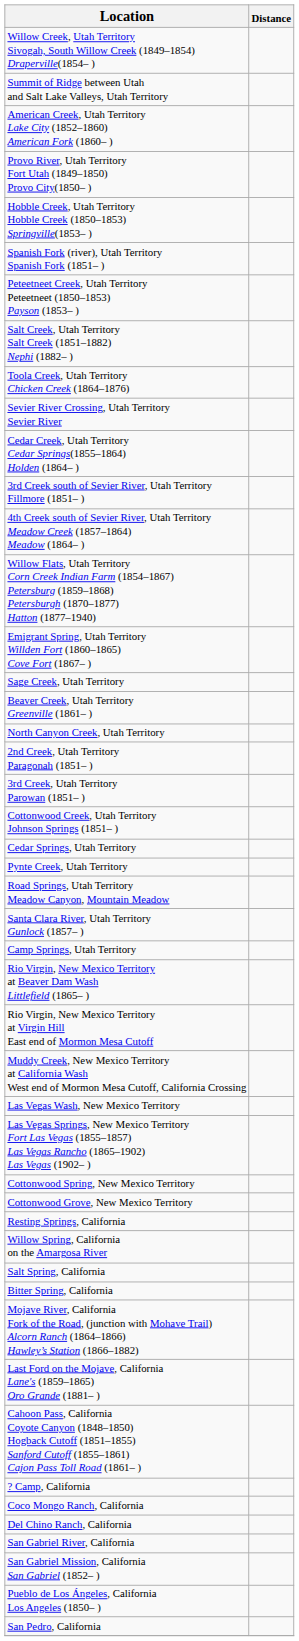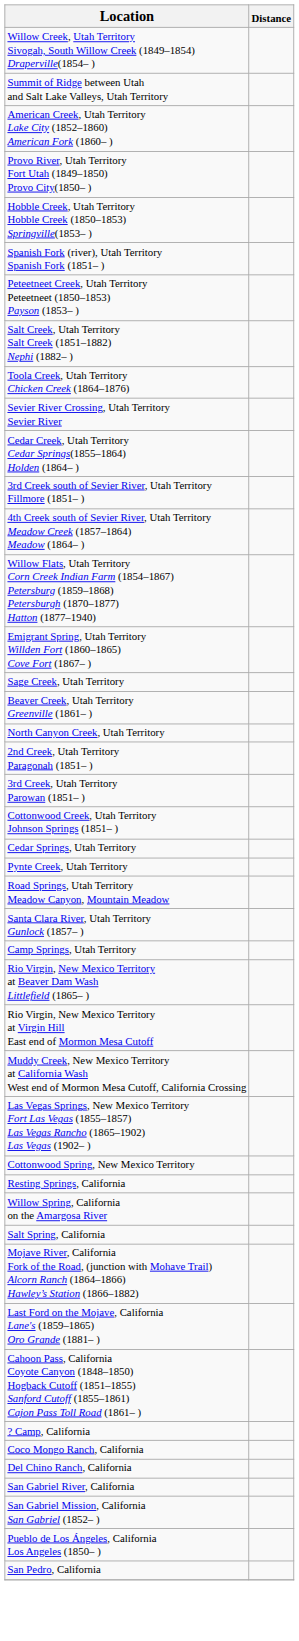- row: (94, 1105)
- row: (100, 1202)
- row: (60, 1290)
